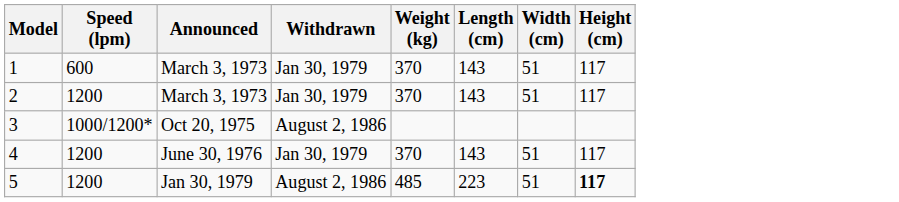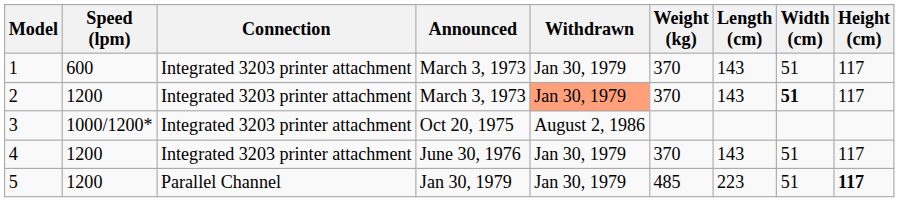+ column: (286, 29)
(321, 96) no background -> (580, 96) lightsalmon background
(531, 96) normal -> (790, 96) bold
(331, 182) August 2, 1986 -> (580, 182) Jan 30, 1979
